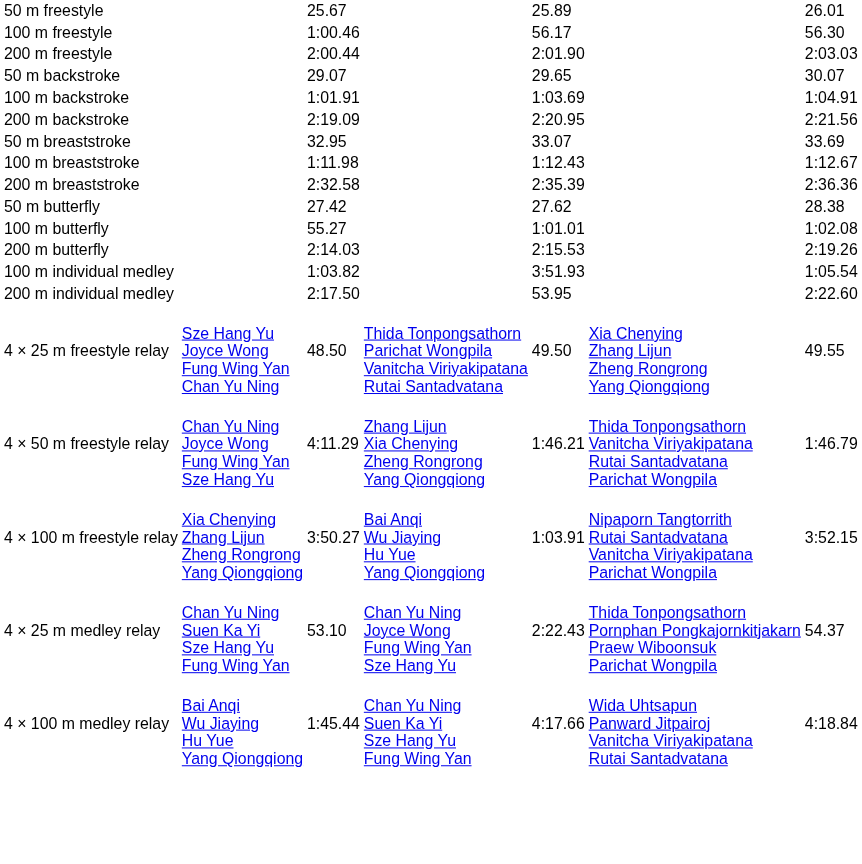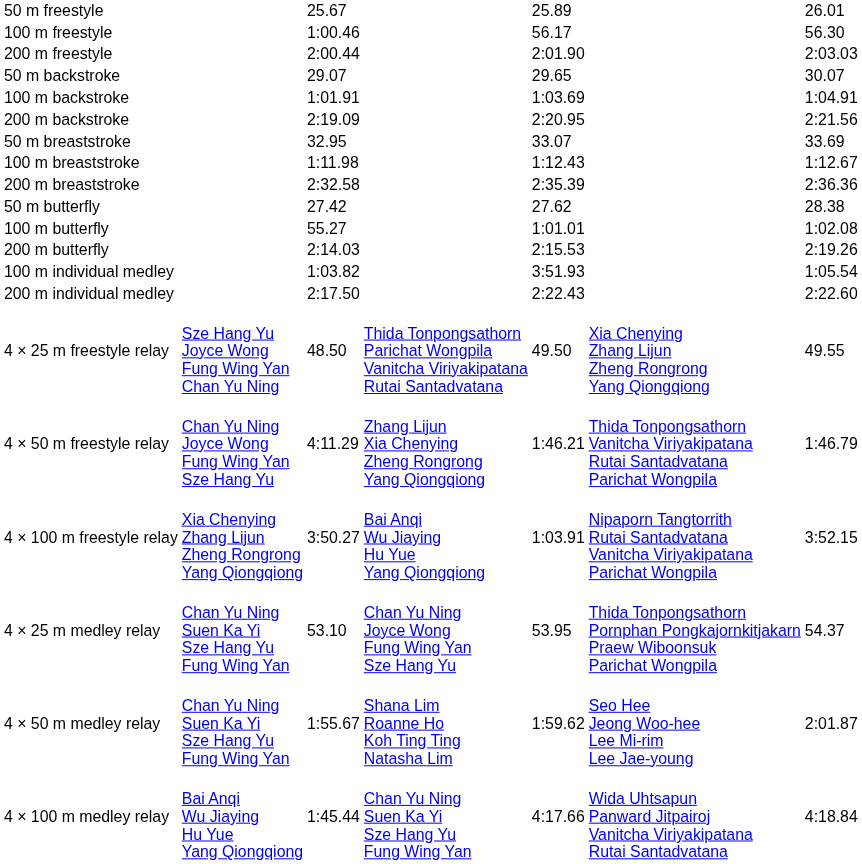(552, 294) 53.95 -> (558, 294) 2:22.43
(558, 630) 2:22.43 -> (552, 630) 53.95
+ row: (82, 723)
